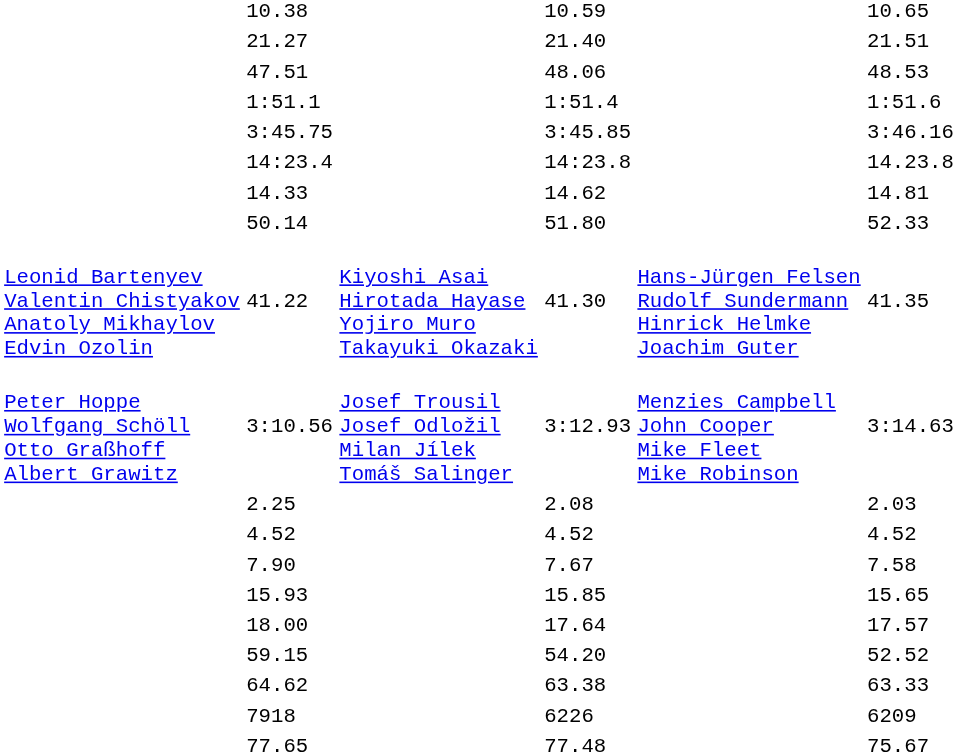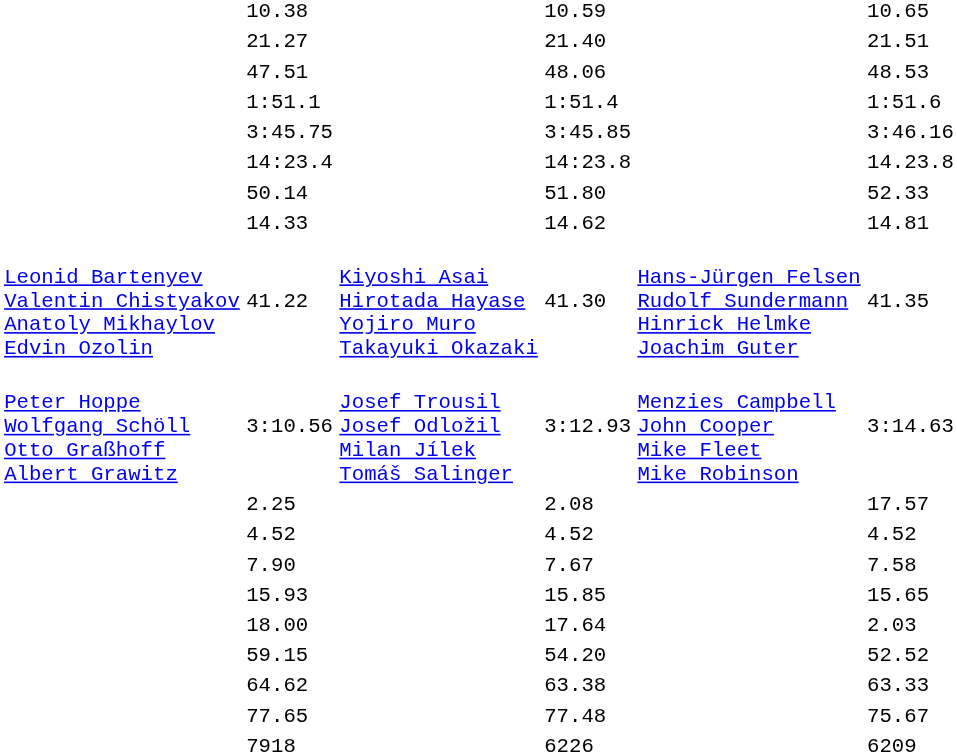rows swapped: (277, 193) <-> (277, 223)
(892, 505) 2.03 -> (898, 505) 17.57
(898, 625) 17.57 -> (892, 625) 2.03
rows swapped: (277, 746) <-> (271, 716)
